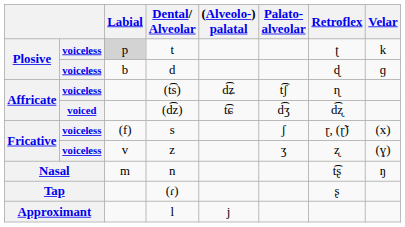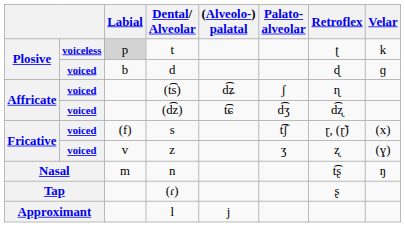(82, 69) voiceless -> (82, 70) voiced
(82, 89) voiceless -> (82, 90) voiced
(284, 89) t͡ʃ -> (284, 89) ʃ
(82, 130) voiceless -> (82, 130) voiced
(284, 130) ʃ -> (284, 130) t͡ʃ
(82, 150) voiceless -> (82, 150) voiced
